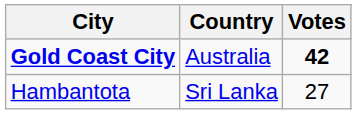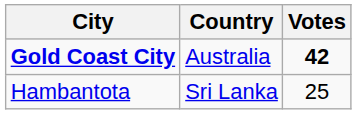(317, 91) 27 -> (317, 91) 25
